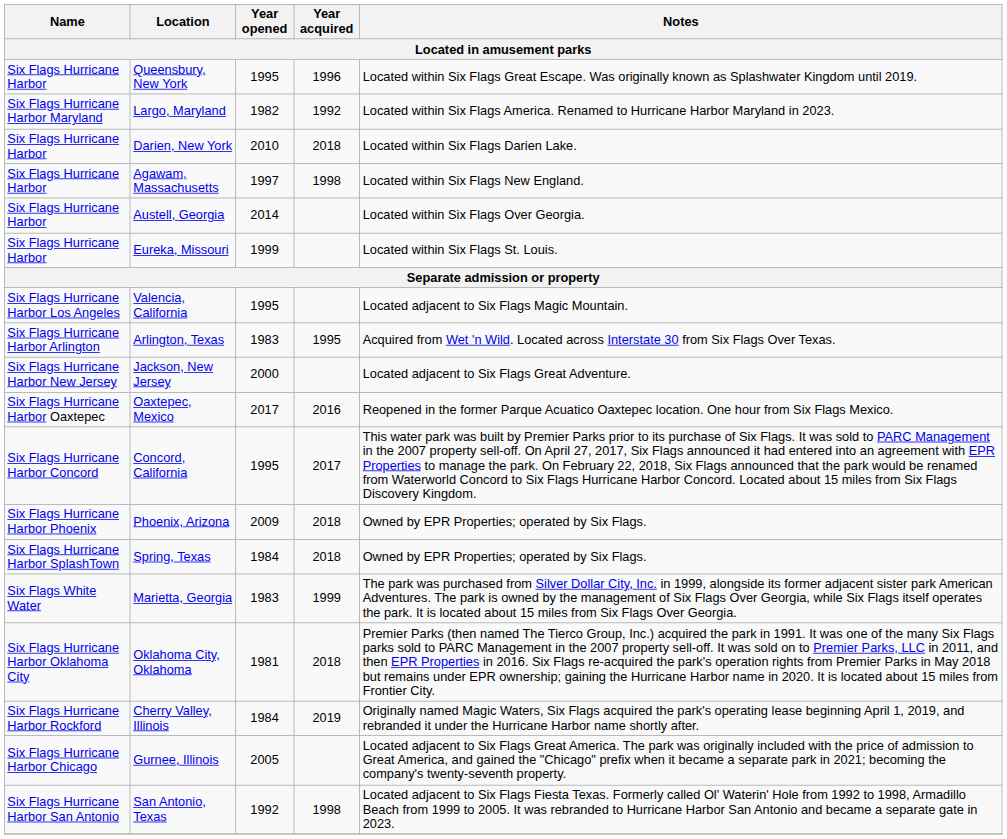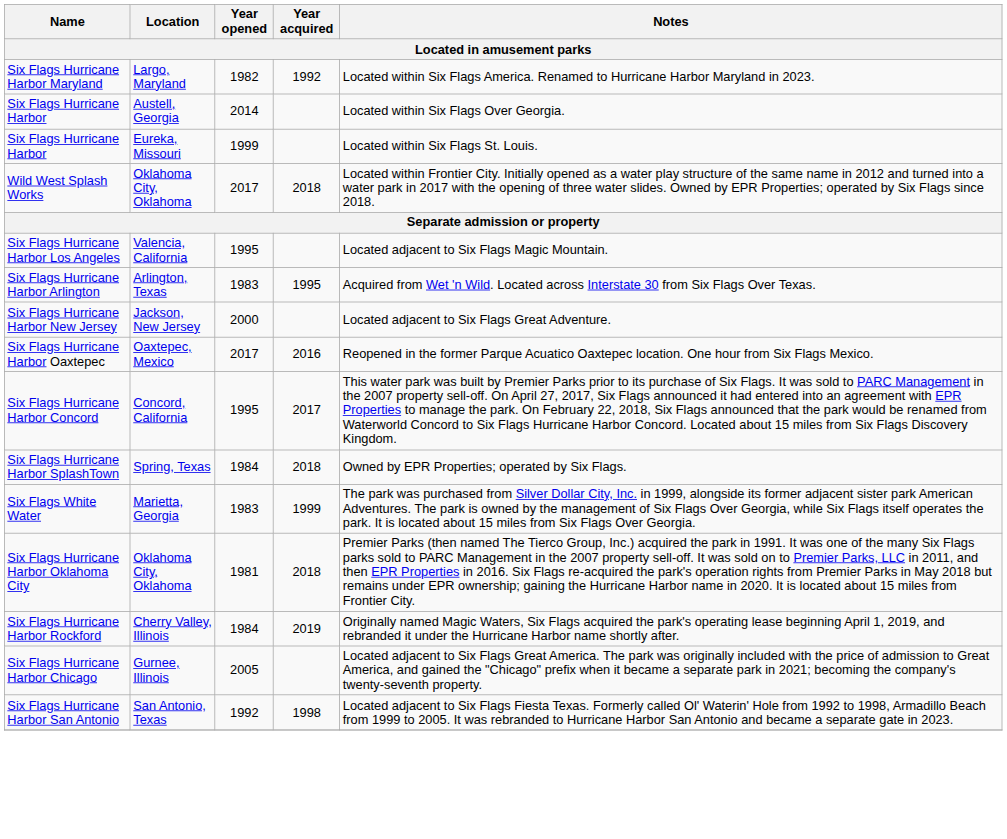- row: (63, 76)
- row: (63, 146)
- row: (63, 180)
+ row: (57, 188)
- row: (63, 522)
